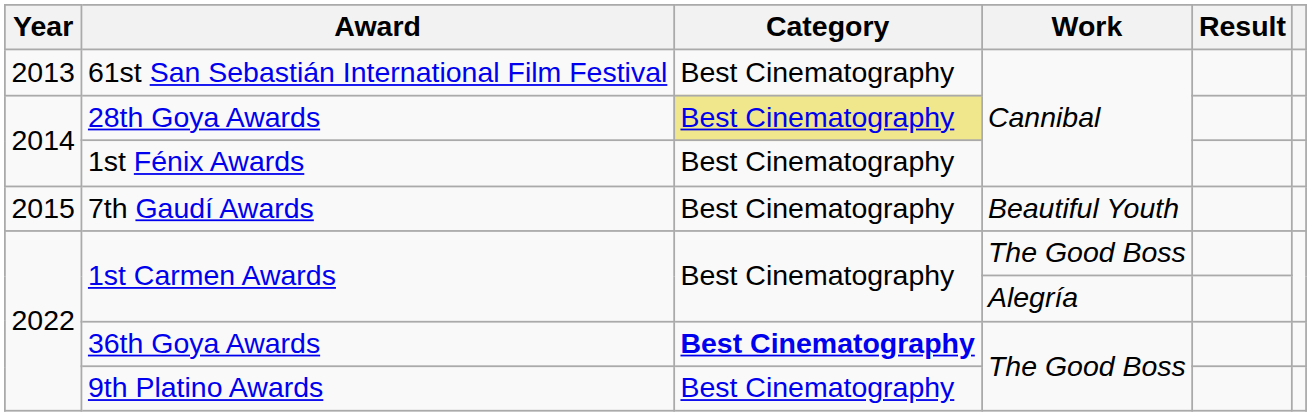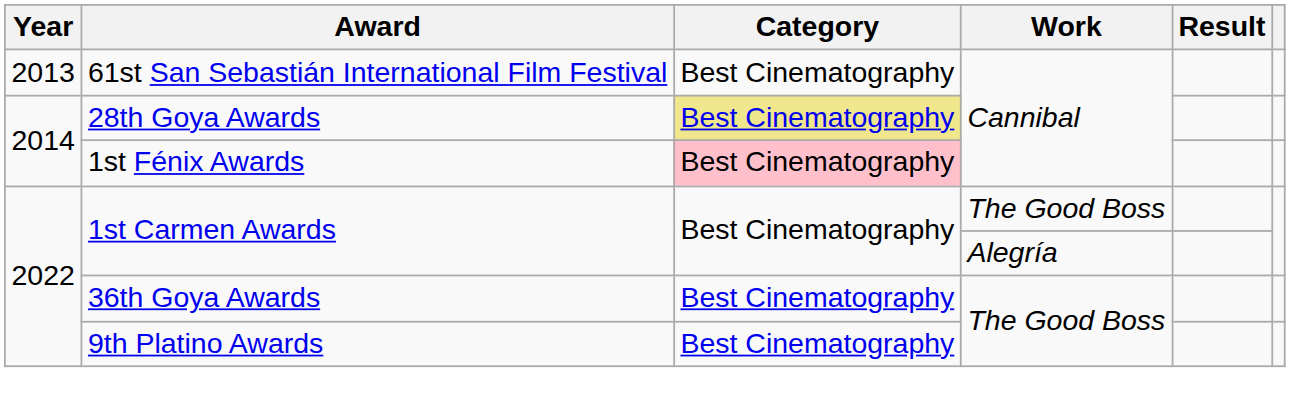(817, 162) no background -> (817, 162) pink background
- row: (201, 207)
(828, 343) bold -> (817, 298) normal
